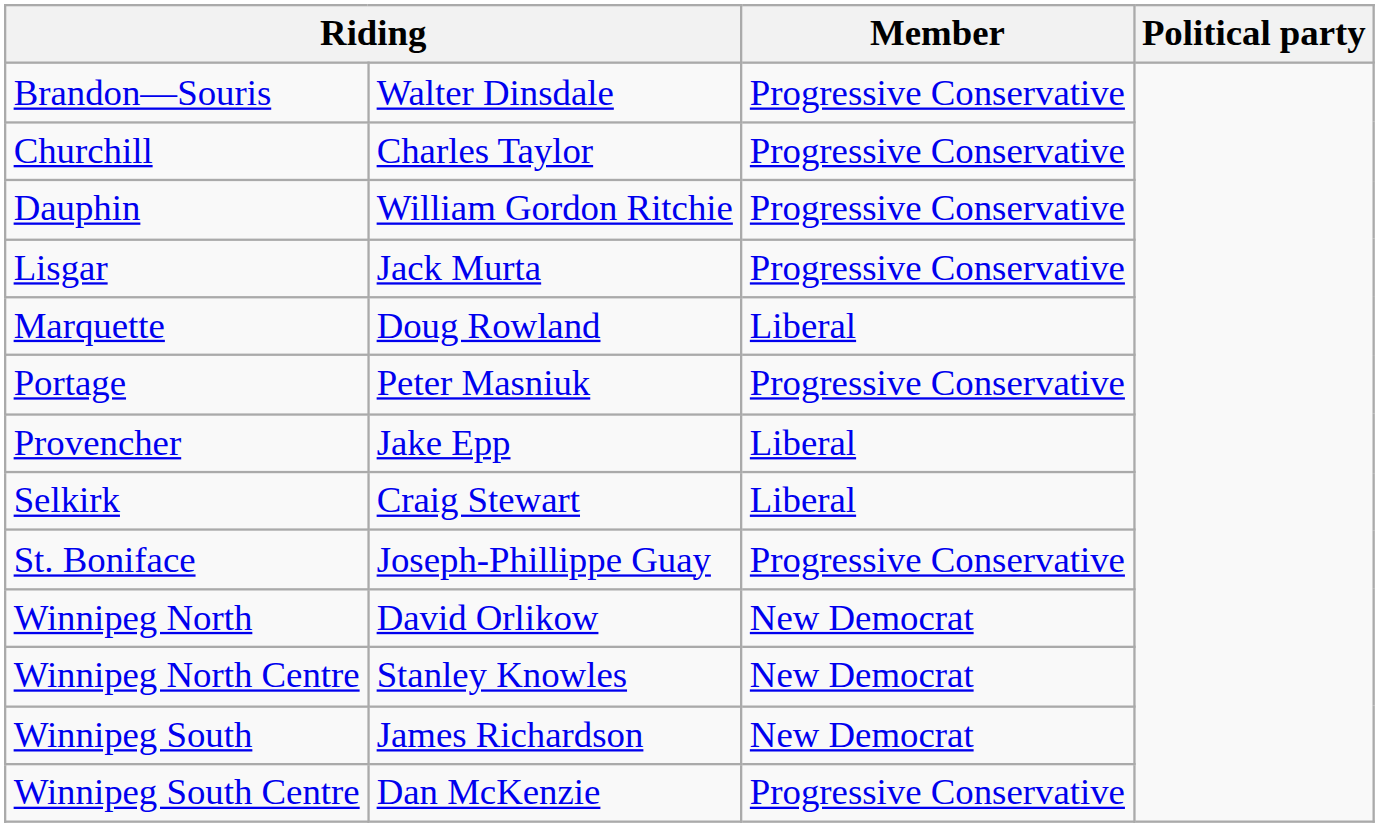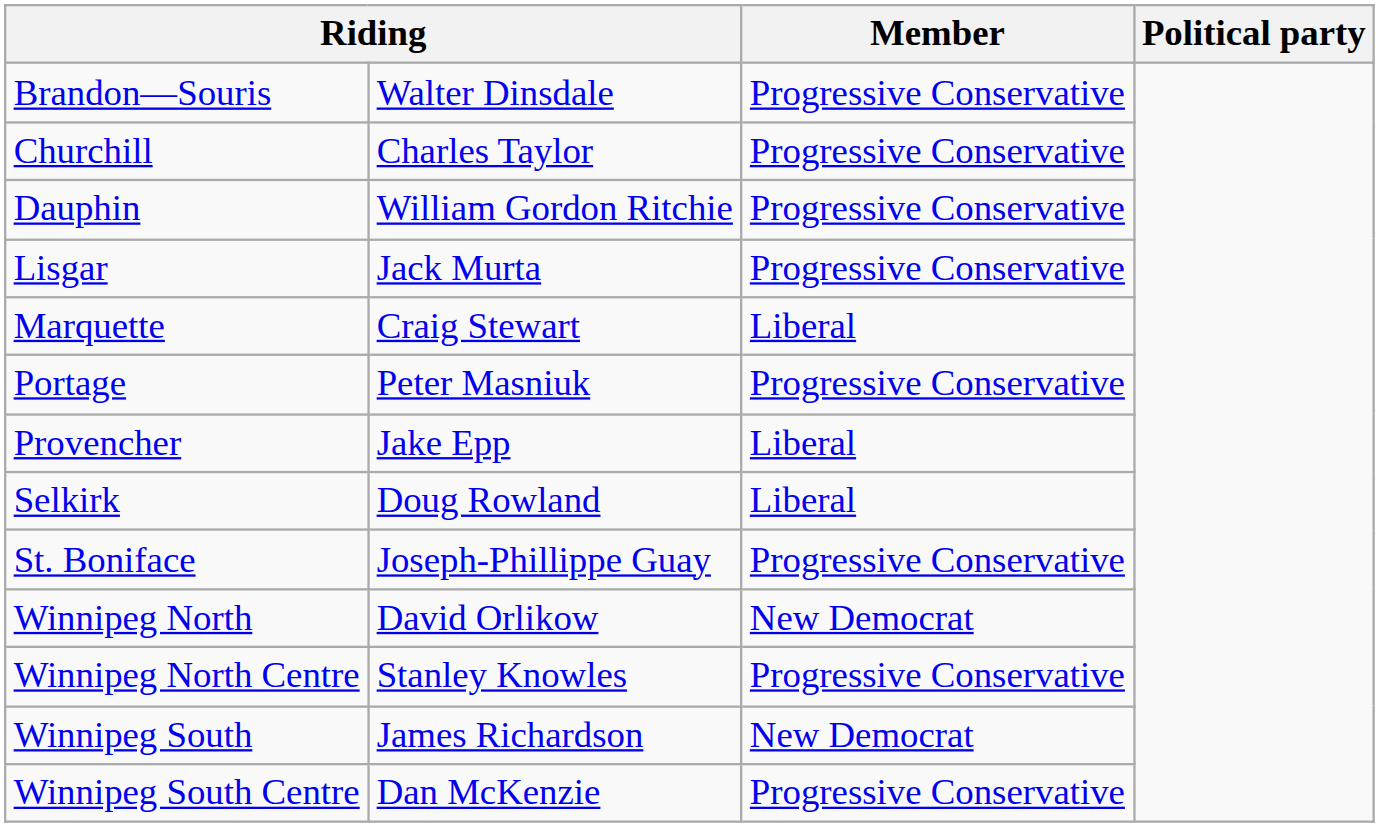(489, 325) Doug Rowland -> (478, 325) Craig Stewart
(478, 500) Craig Stewart -> (489, 500) Doug Rowland
(862, 675) New Democrat -> (937, 675) Progressive Conservative
